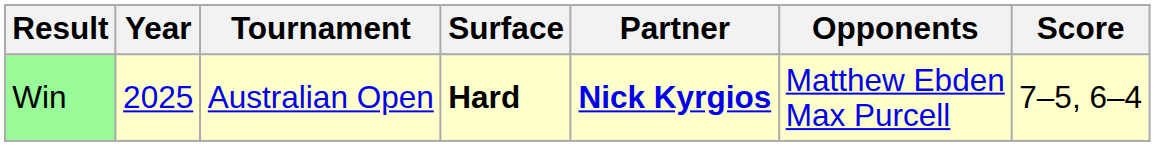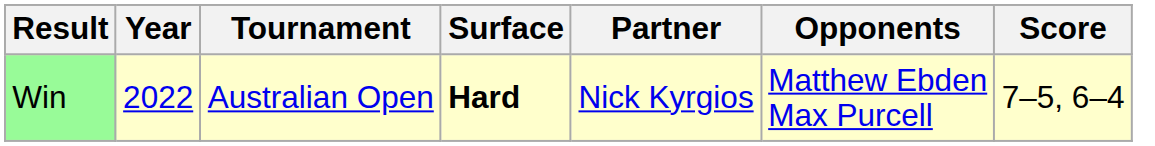(158, 97) 2025 -> (158, 97) 2022
(675, 97) bold -> (666, 97) normal
